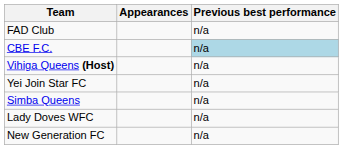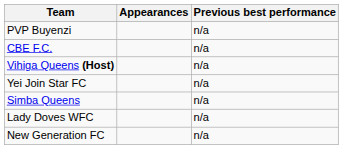+ row: (39, 30)
- row: (31, 30)
(201, 48) lightblue background -> (201, 48) no background
